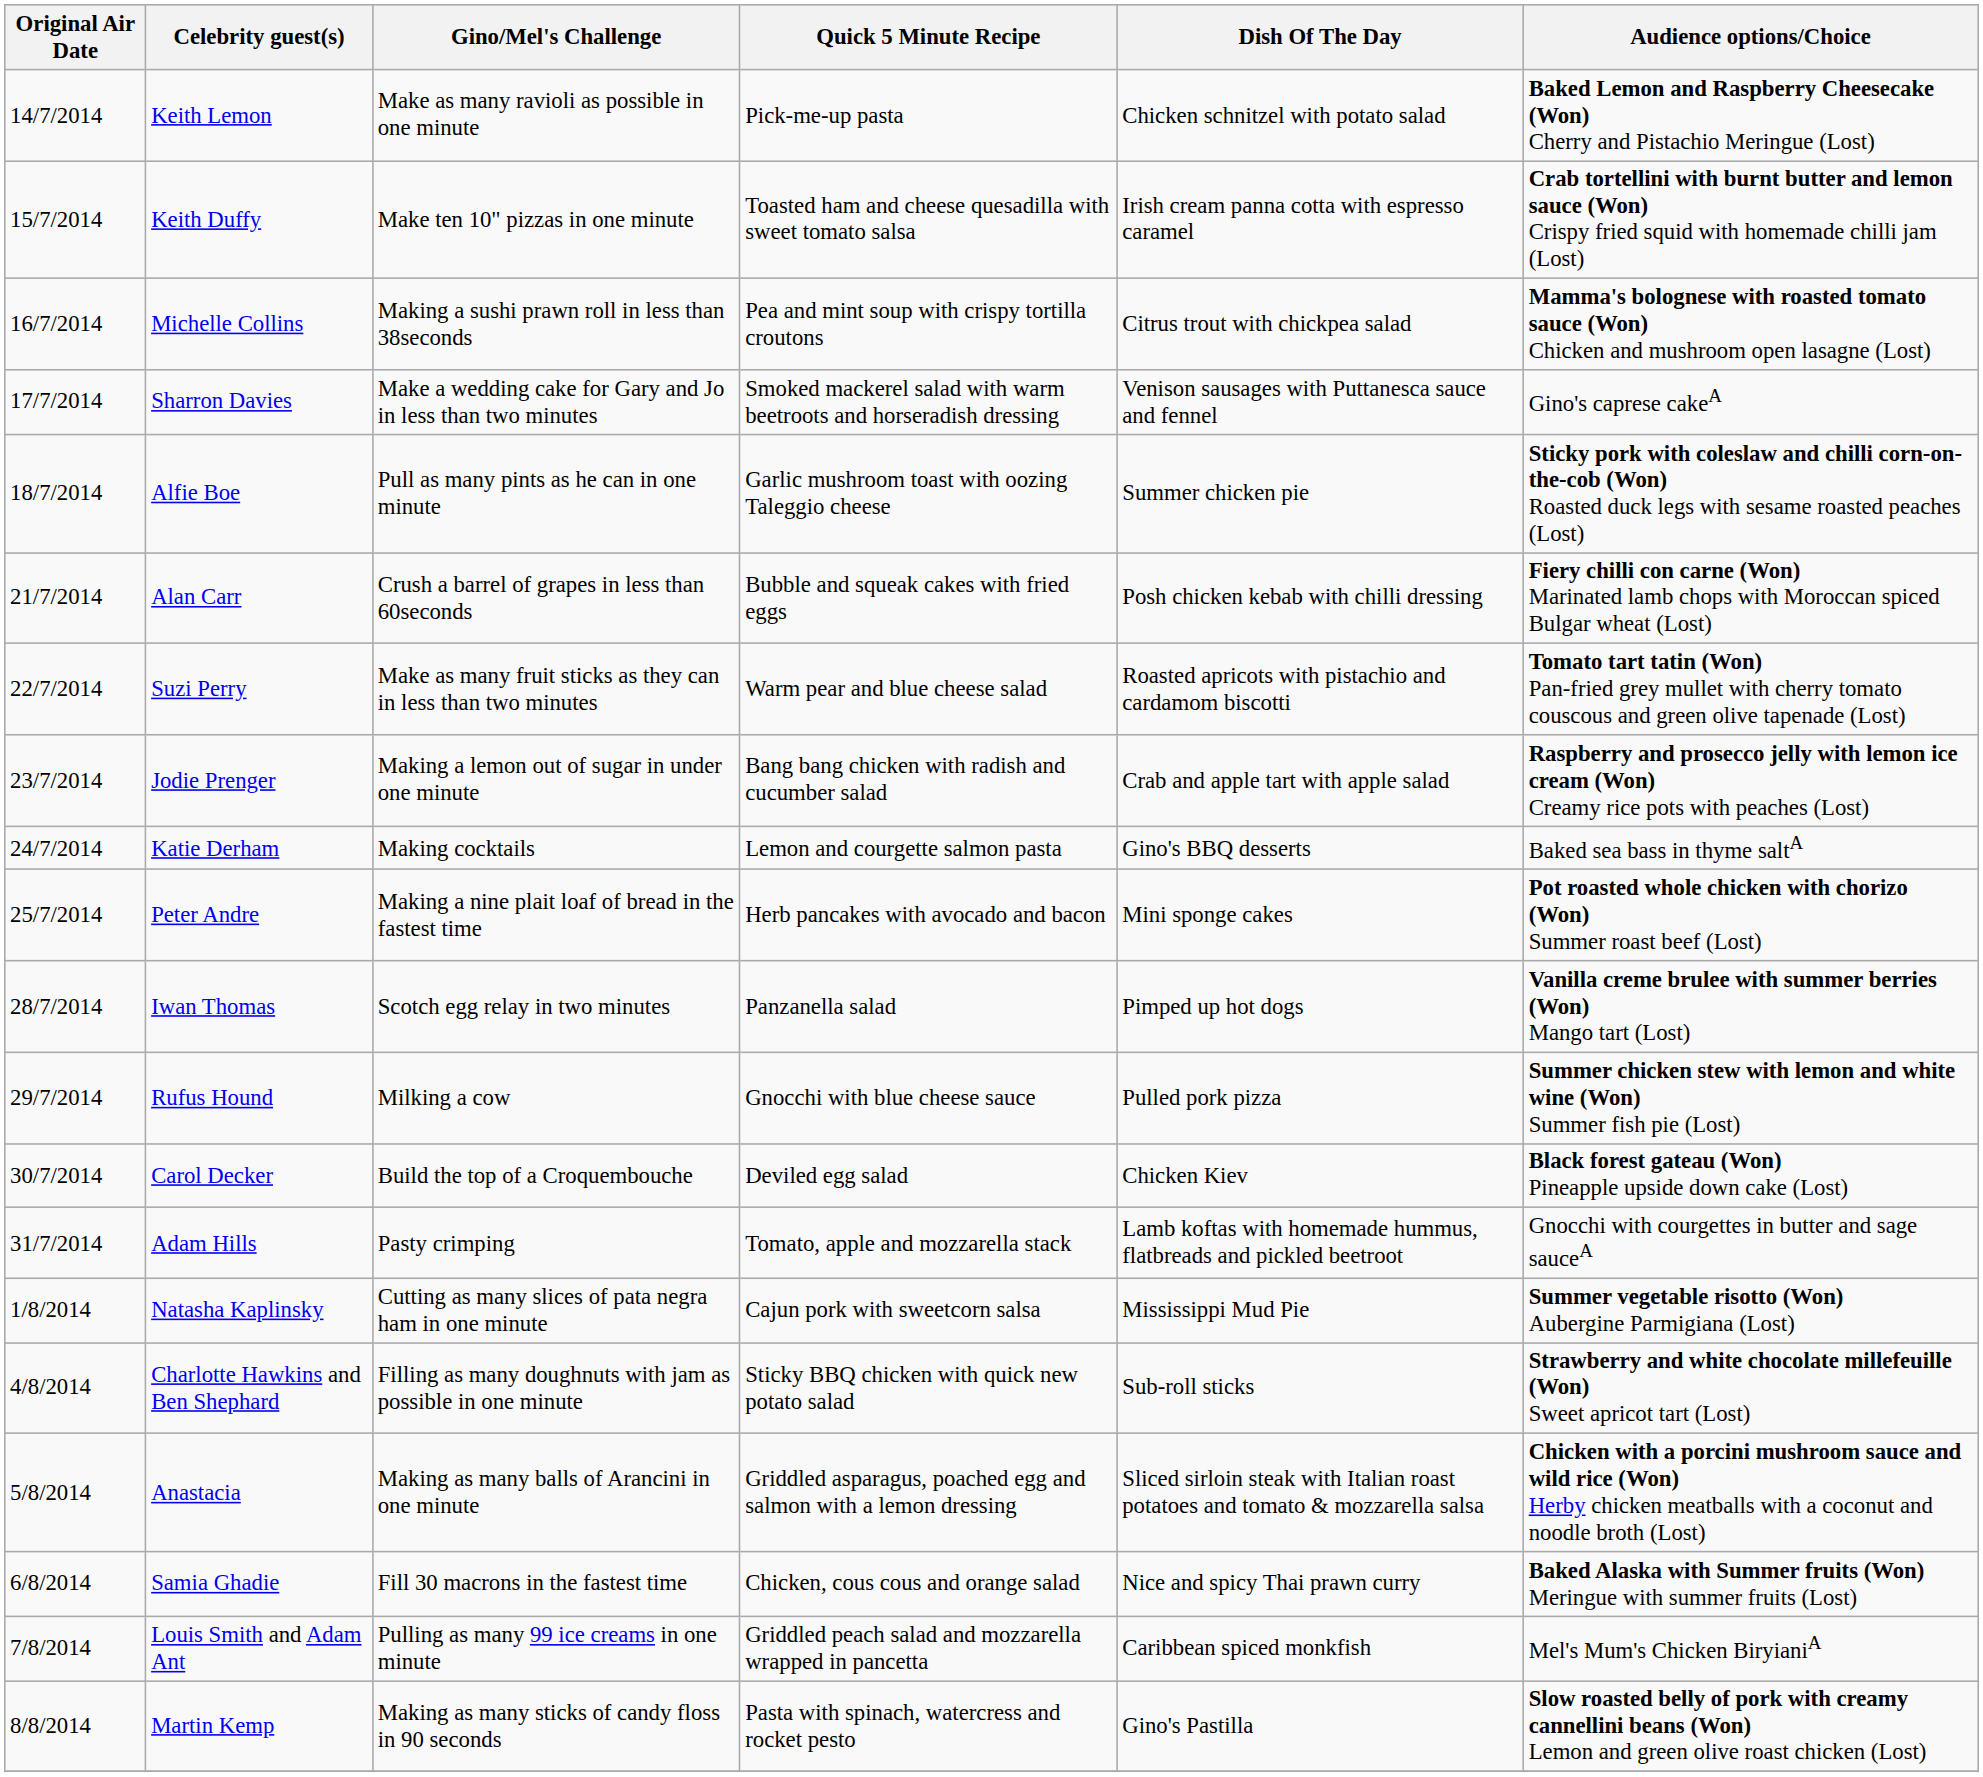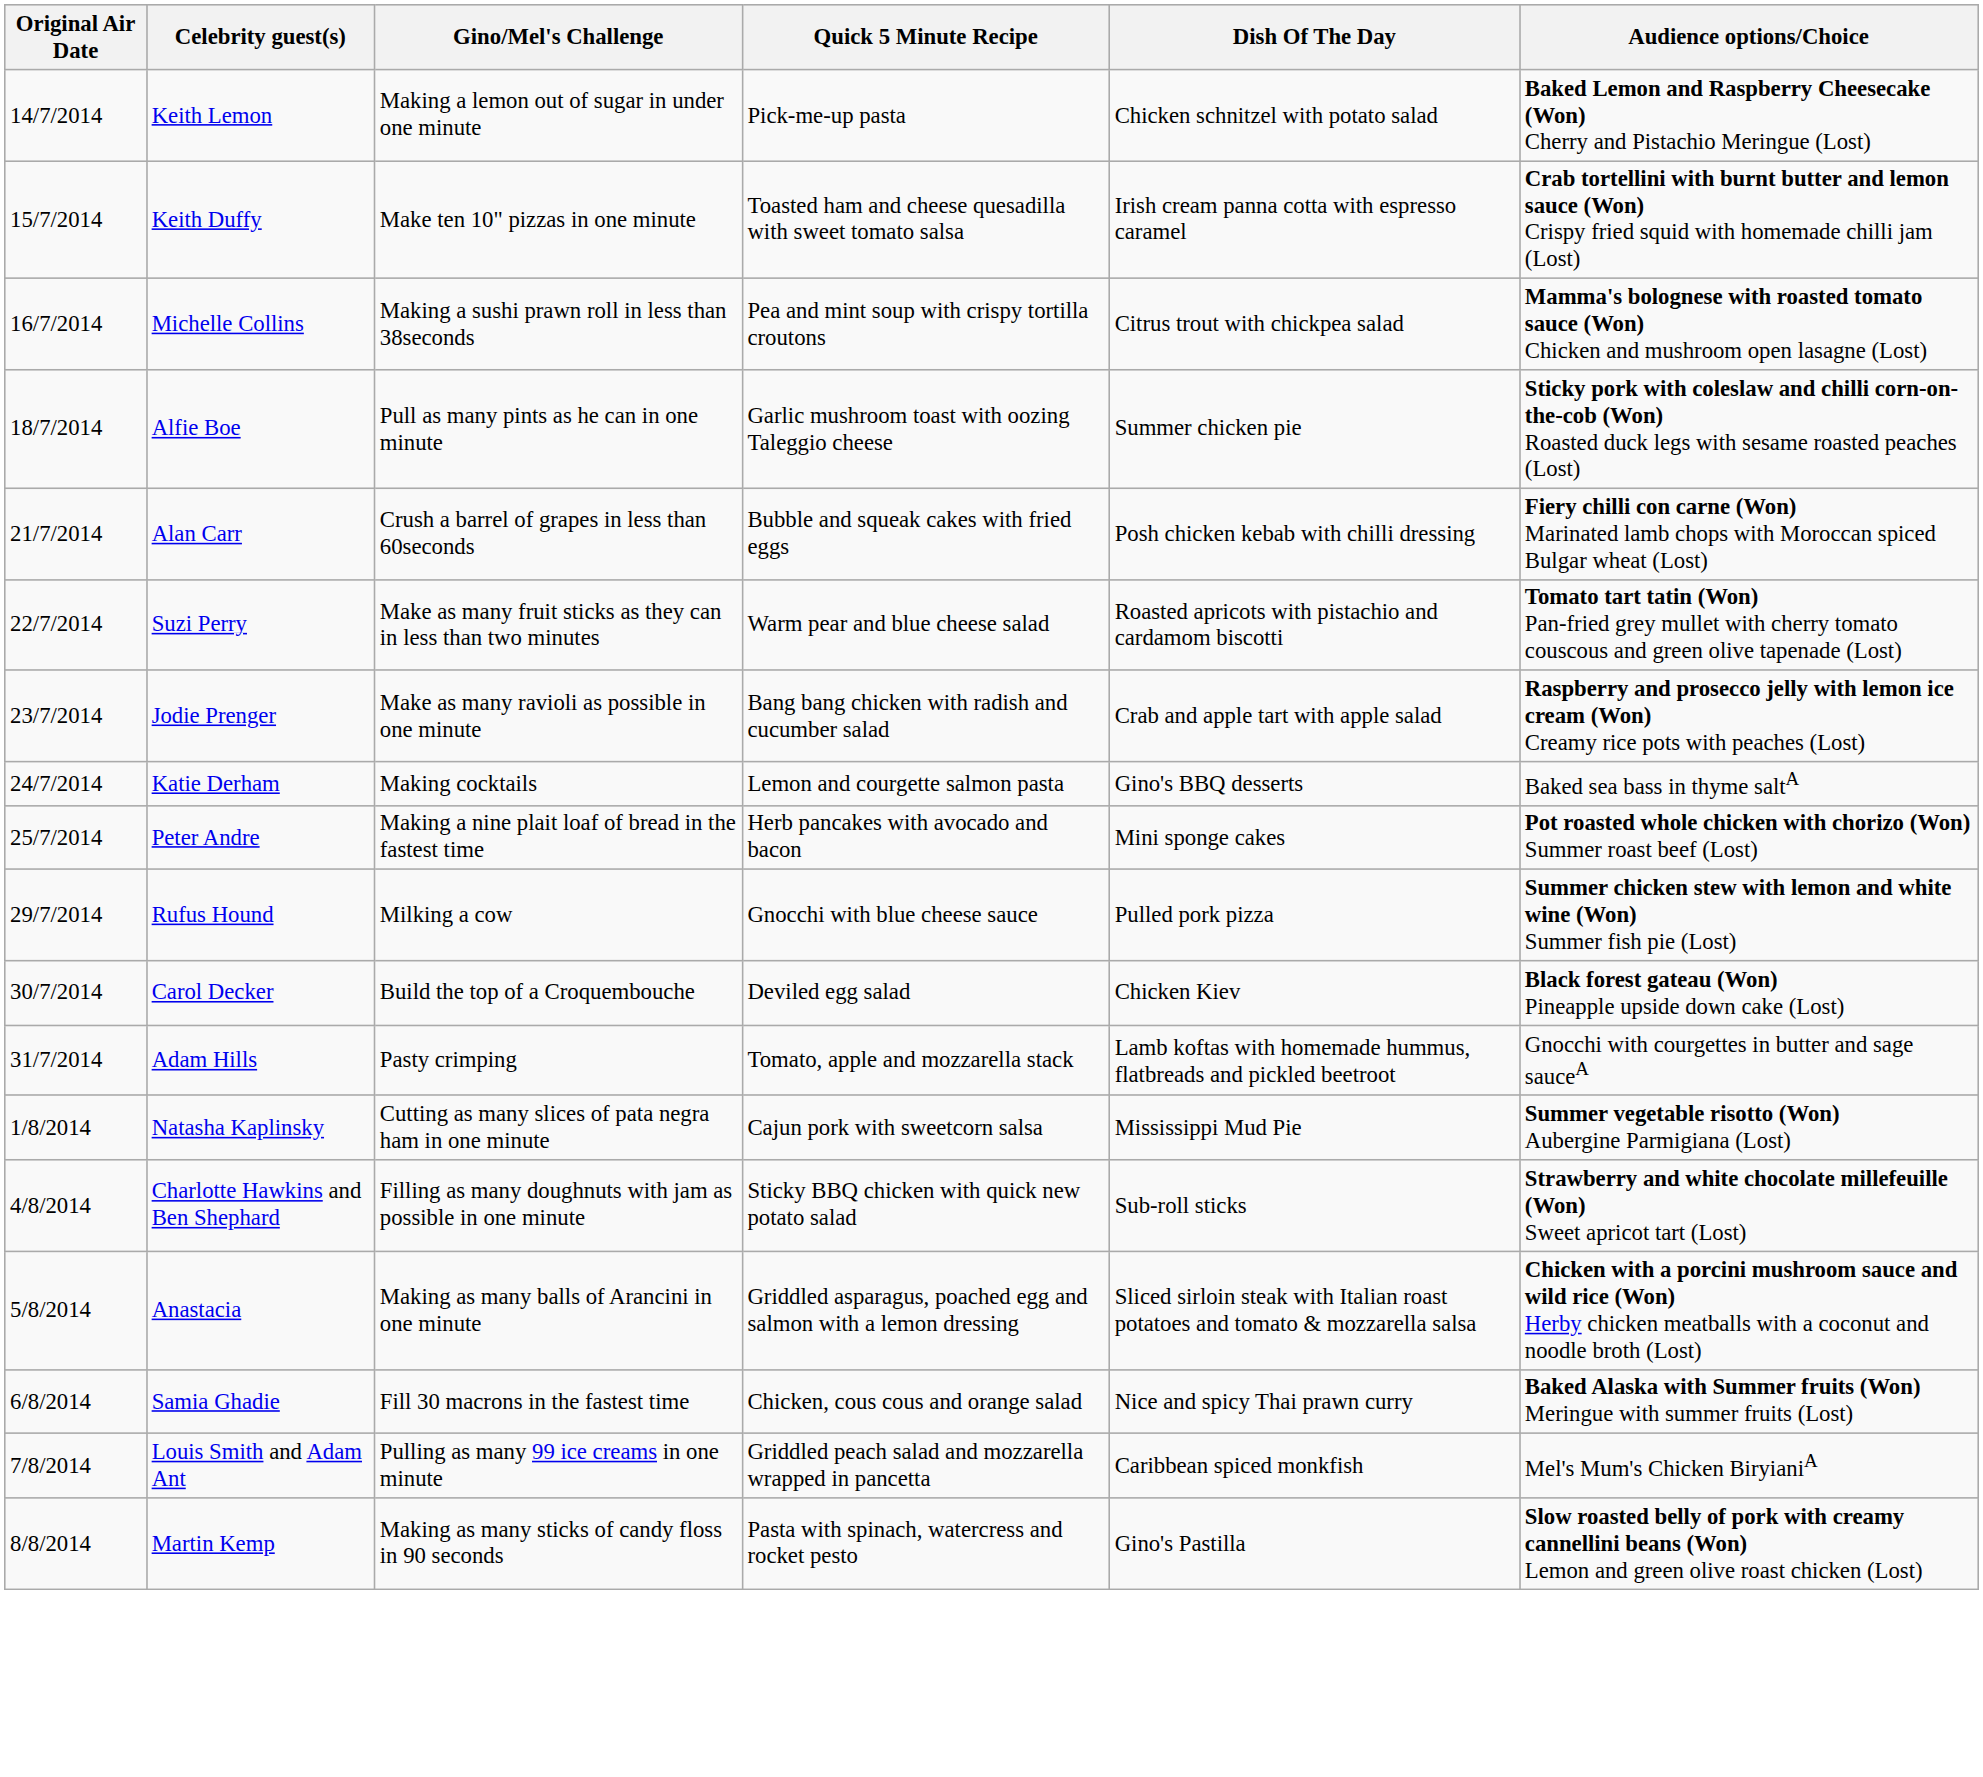(541, 114) Make as many ravioli as possible in one minute -> (552, 114) Making a lemon out of sugar in under one minute
- row: (222, 402)
(550, 780) Making a lemon out of sugar in under one minute -> (543, 716) Make as many ravioli as possible in one minute
- row: (213, 1006)
